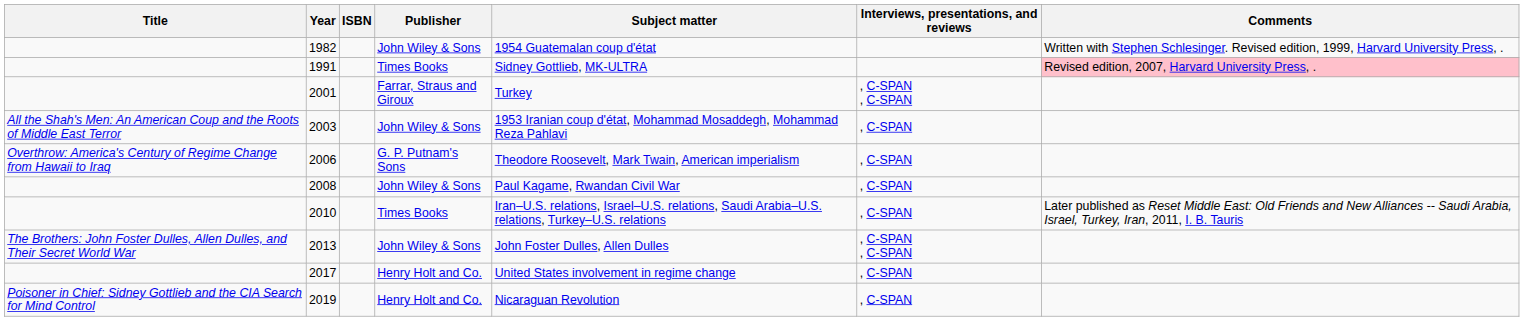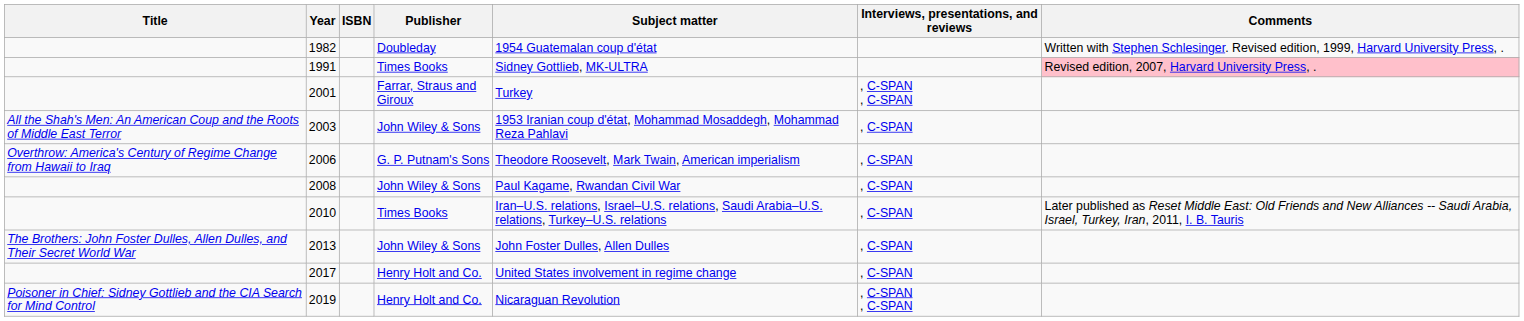(429, 47) John Wiley & Sons -> (406, 47) Doubleday
(886, 246) , C-SPAN , C-SPAN -> (886, 246) , C-SPAN
(886, 299) , C-SPAN -> (886, 299) , C-SPAN , C-SPAN
